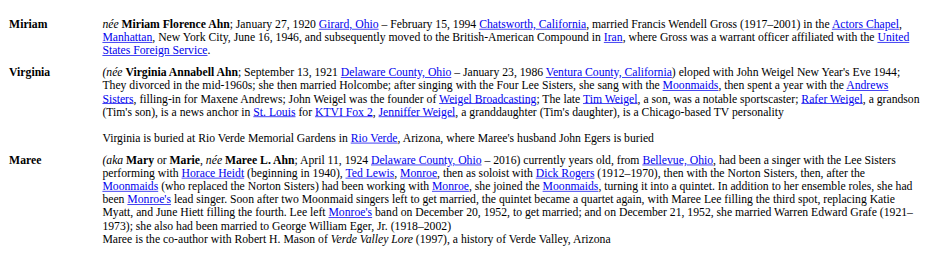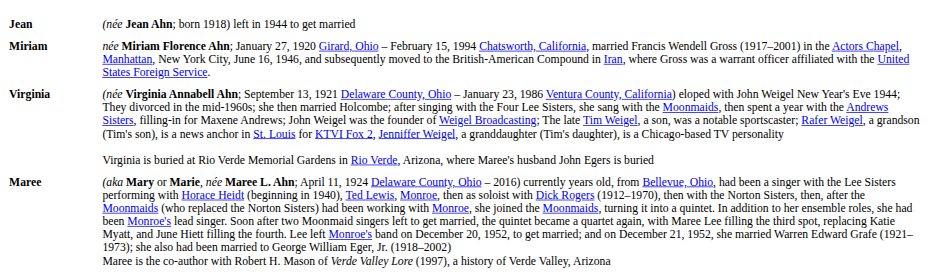+ row: (21, 24)
